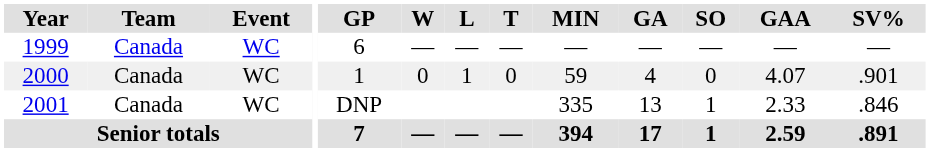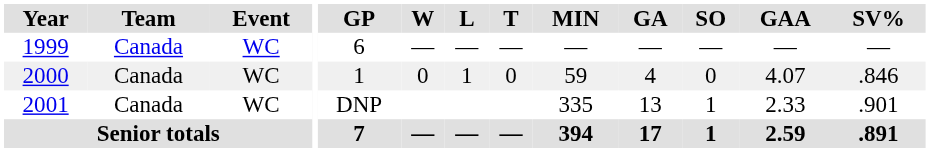(878, 75) .901 -> (878, 75) .846
(878, 104) .846 -> (878, 104) .901
